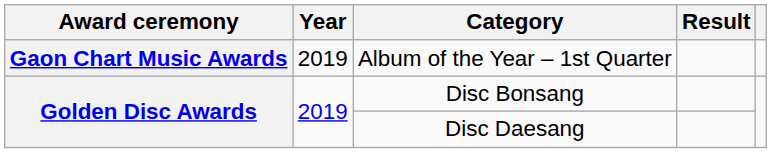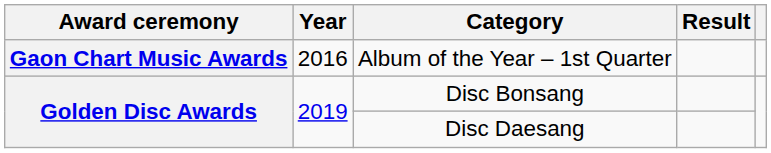(323, 57) 2019 -> (323, 57) 2016
